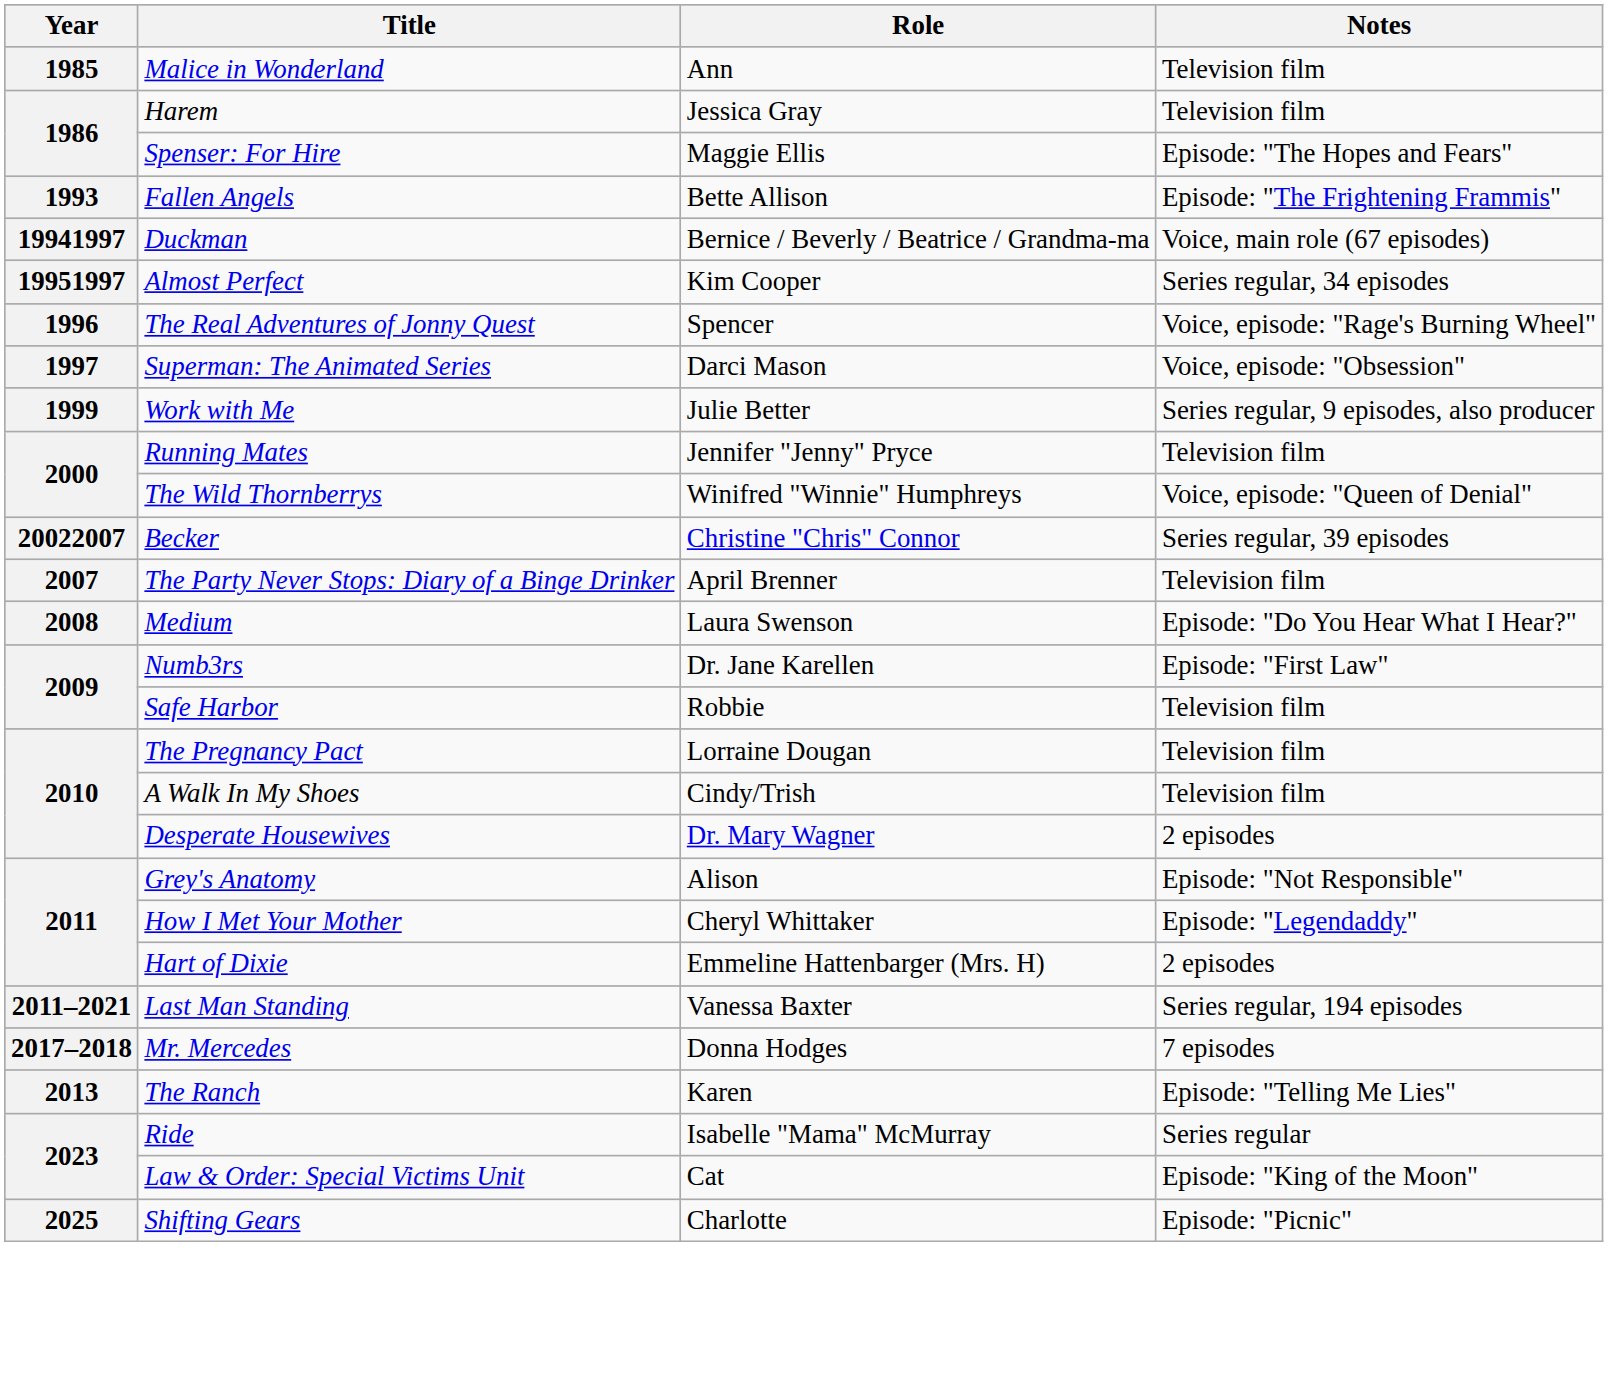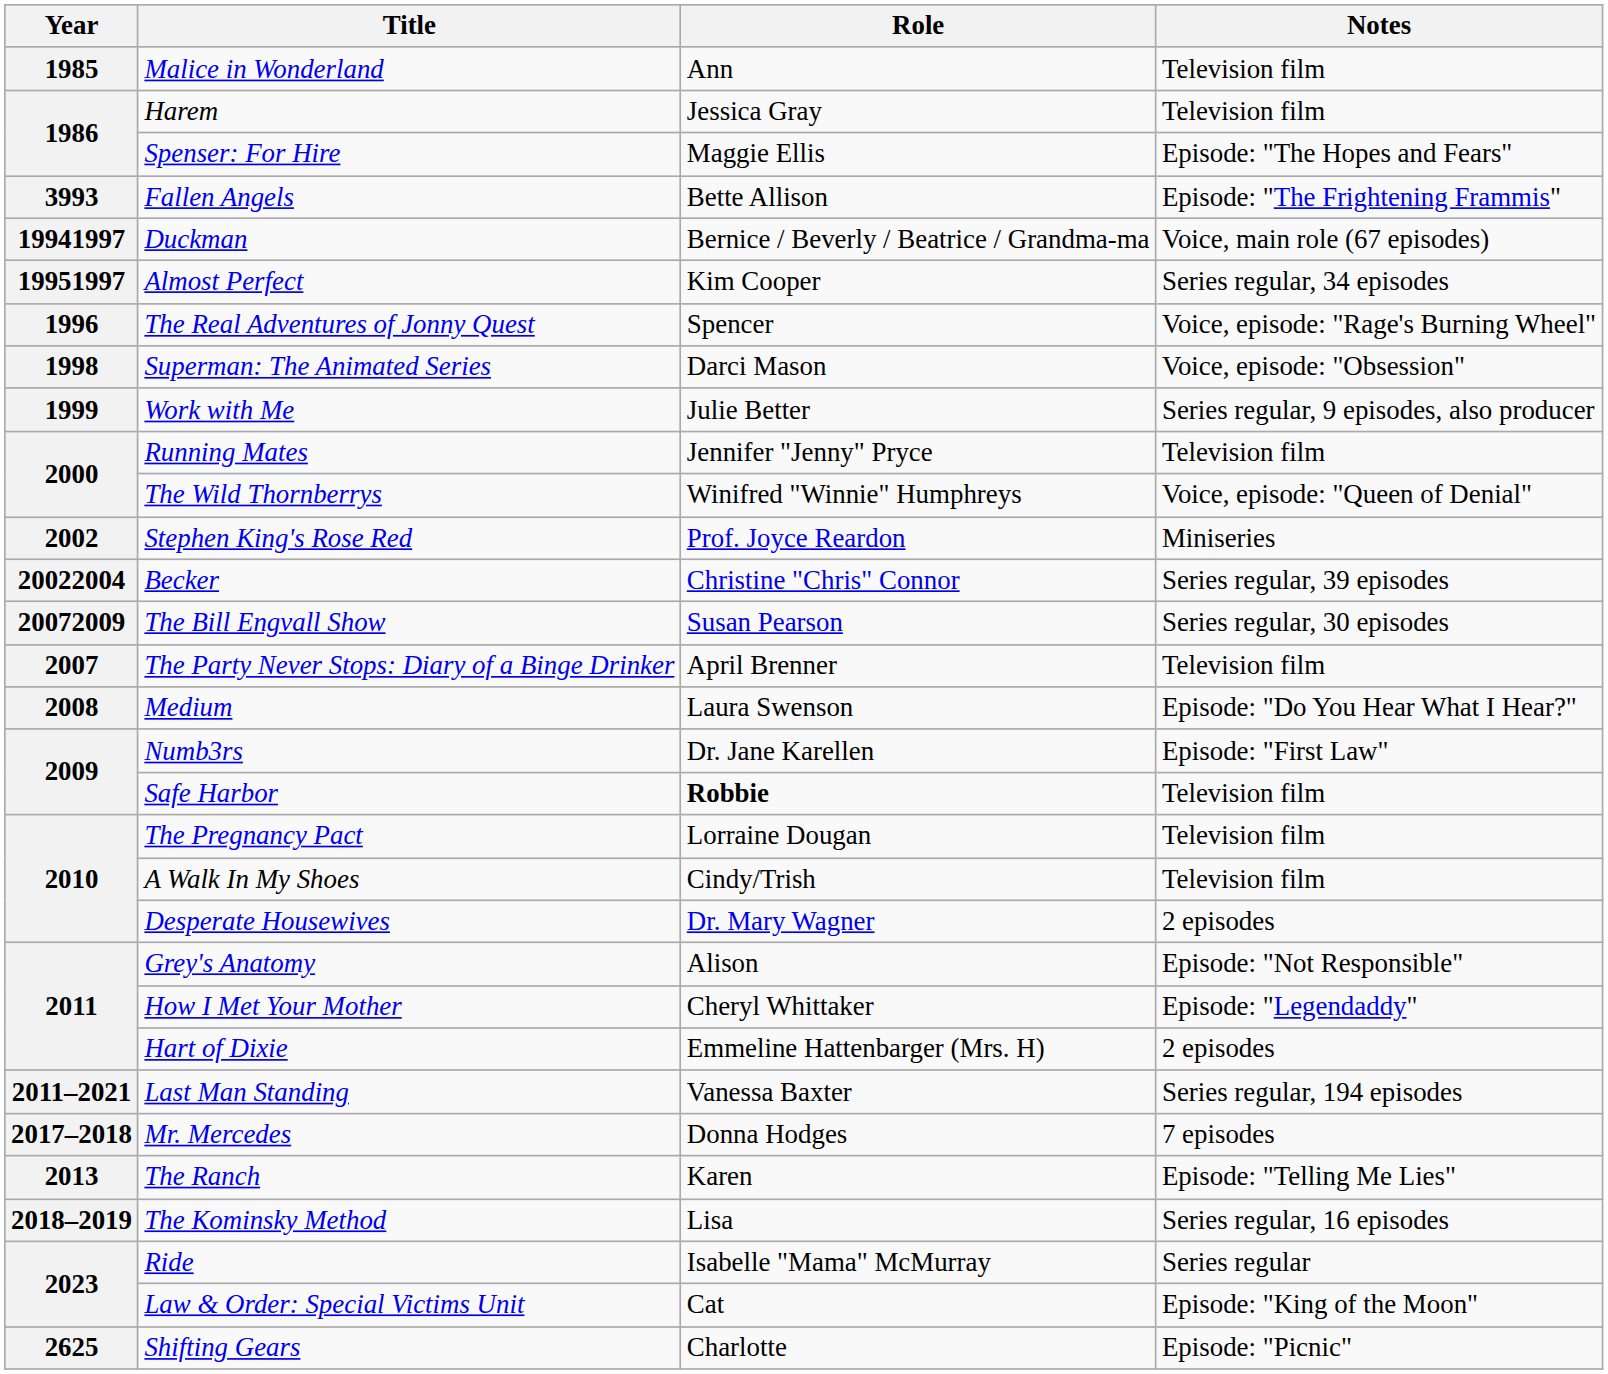(72, 196) 1993 -> (72, 196) 3993
(72, 366) 1997 -> (72, 366) 1998
+ row: (278, 537)
(72, 537) 20022007 -> (72, 580) 20022004
+ row: (265, 622)
(726, 707) normal -> (728, 793) bold
+ row: (265, 1219)
(72, 1219) 2025 -> (72, 1347) 2625
